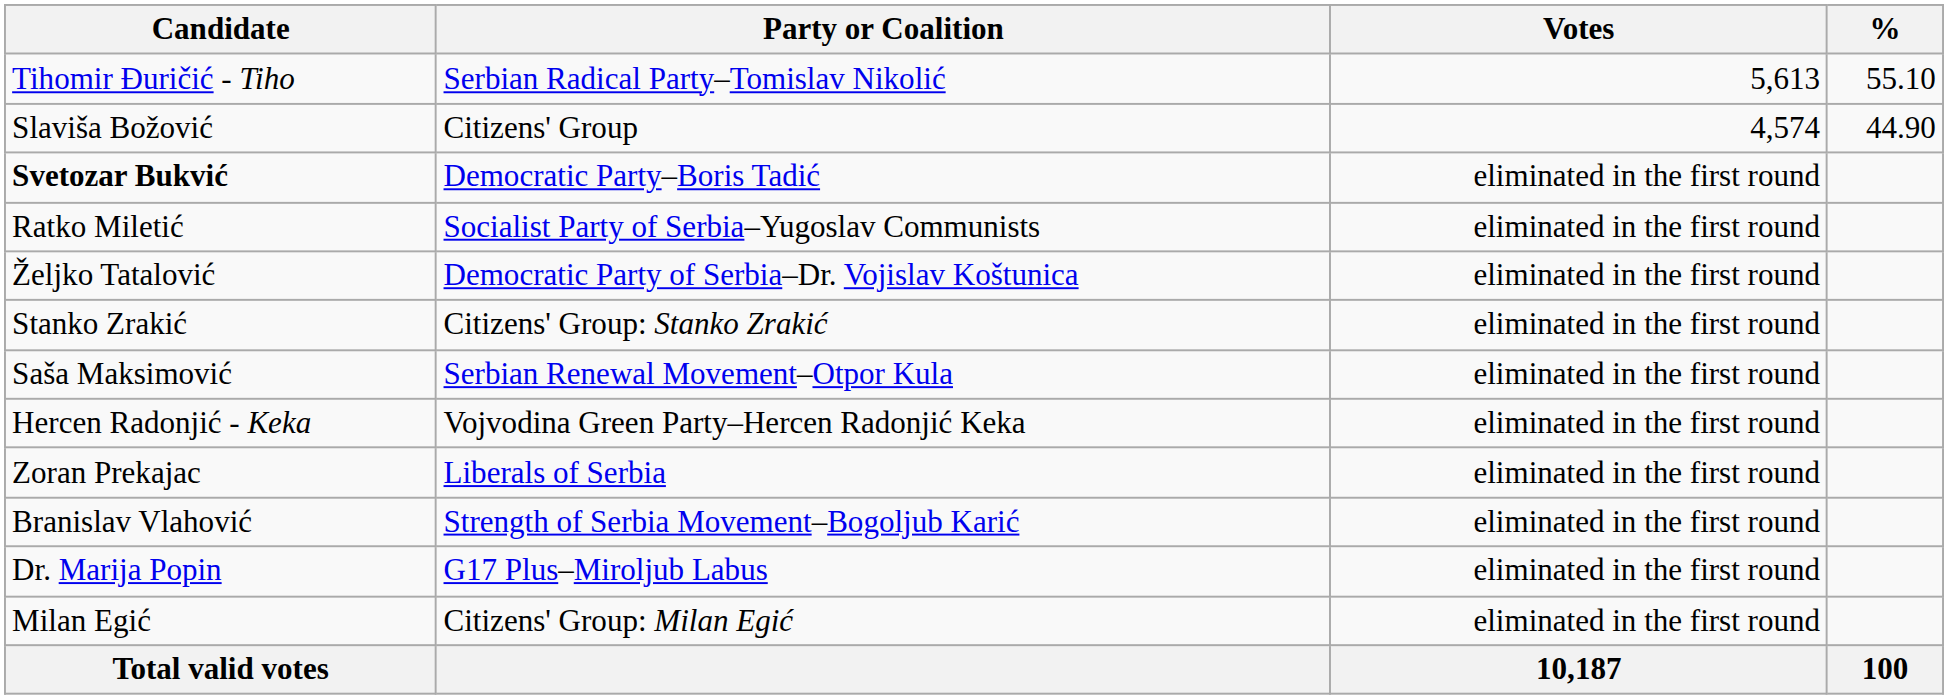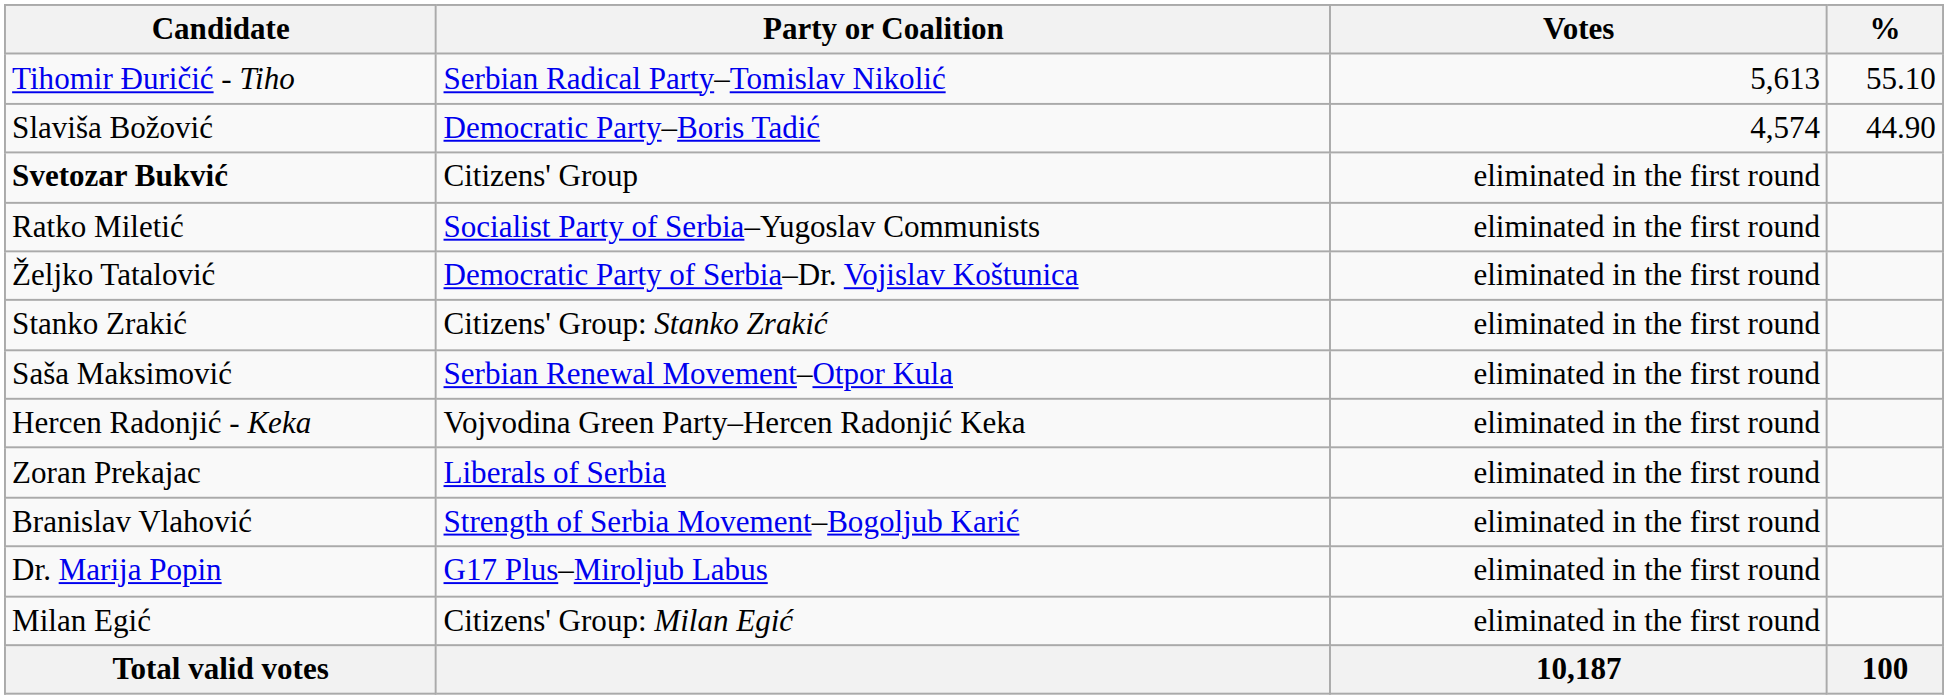(541, 127) Citizens' Group -> (632, 127) Democratic Party–Boris Tadić
(632, 176) Democratic Party–Boris Tadić -> (541, 176) Citizens' Group
